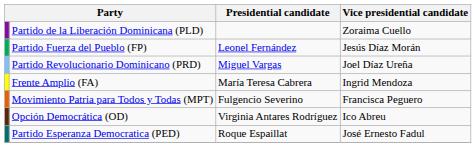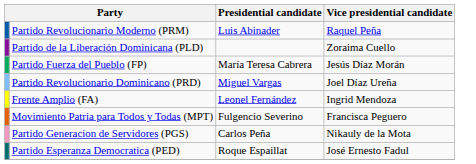+ row: (100, 30)
(257, 47) Leonel Fernández -> (265, 64) María Teresa Cabrera
(265, 82) María Teresa Cabrera -> (257, 99) Leonel Fernández
+ row: (100, 133)
- row: (70, 116)
